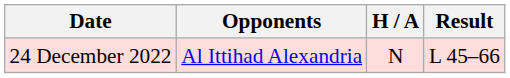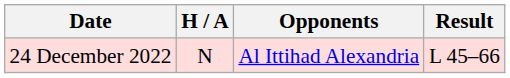columns swapped: (272, 21) <-> (396, 21)
